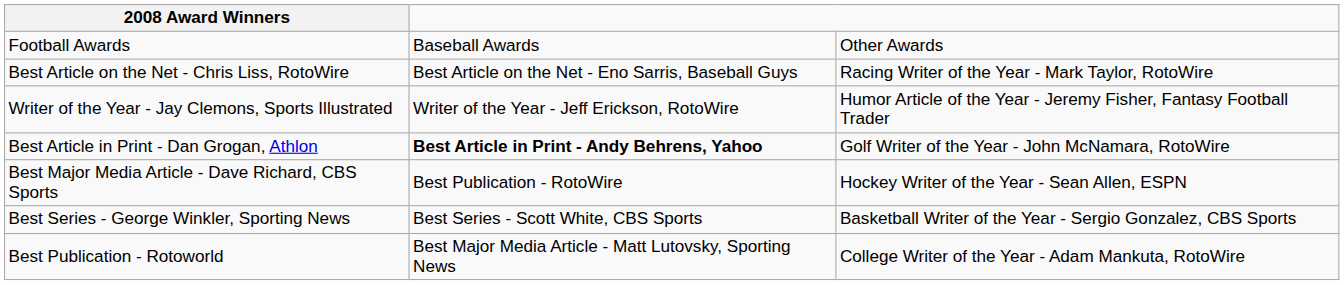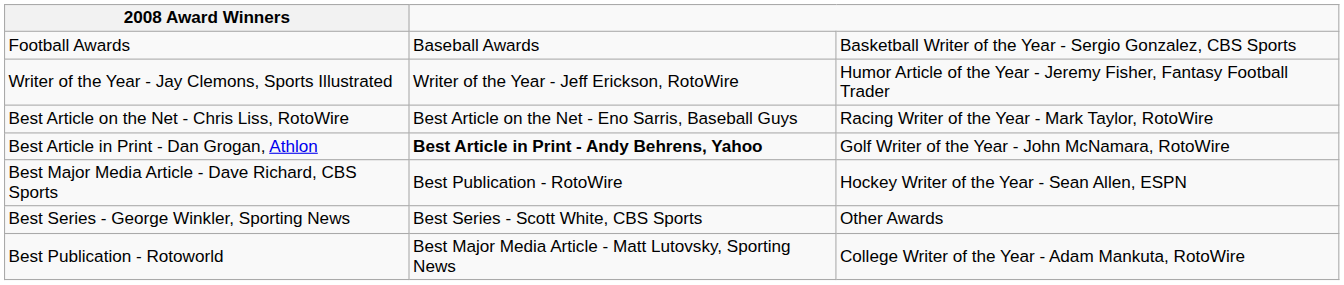(892, 45) Other Awards -> (1068, 45) Basketball Writer of the Year - Sergio Gonzalez, CBS Sports
rows swapped: (201, 109) <-> (179, 72)
(1068, 219) Basketball Writer of the Year - Sergio Gonzalez, CBS Sports -> (892, 219) Other Awards
